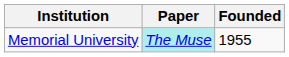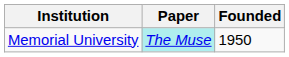(235, 39) 1955 -> (235, 39) 1950
